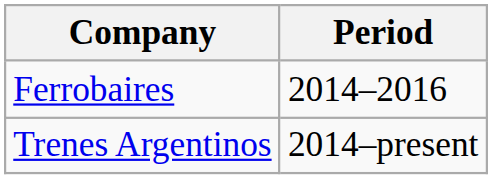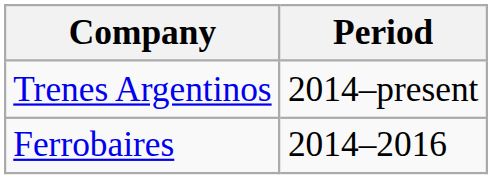rows swapped: (94, 88) <-> (142, 144)
